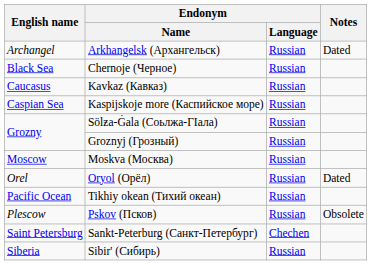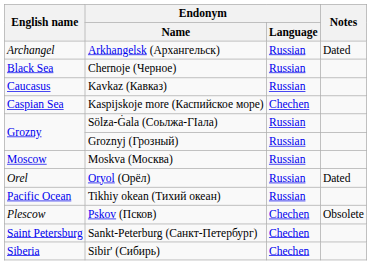(287, 104) Russian -> (289, 104) Chechen
(287, 214) Russian -> (289, 214) Chechen
(287, 251) Russian -> (289, 251) Chechen
